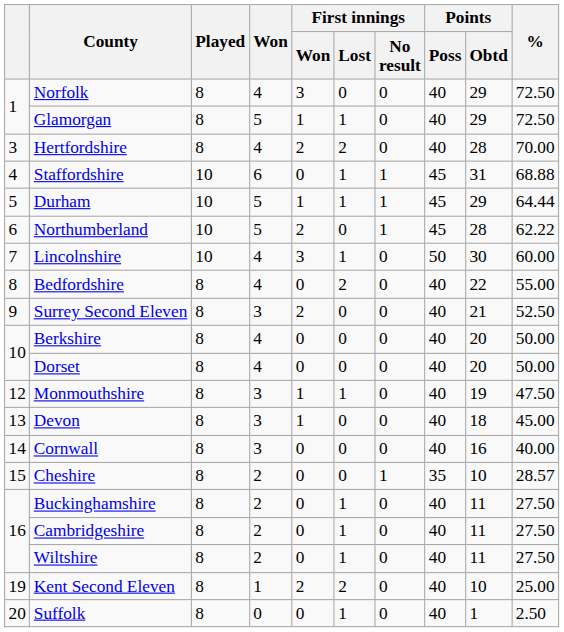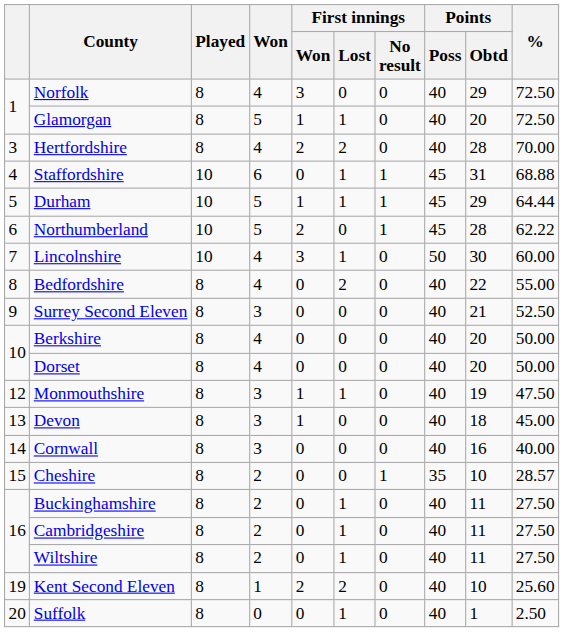(478, 119) 29 -> (478, 119) 20
(300, 311) 2 -> (300, 311) 0
(535, 585) 25.00 -> (535, 585) 25.60
